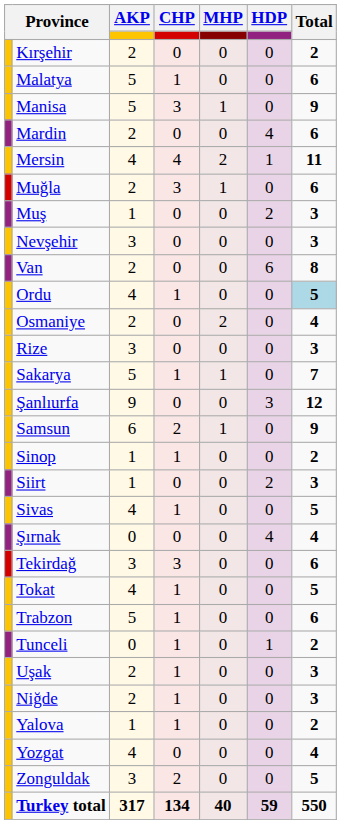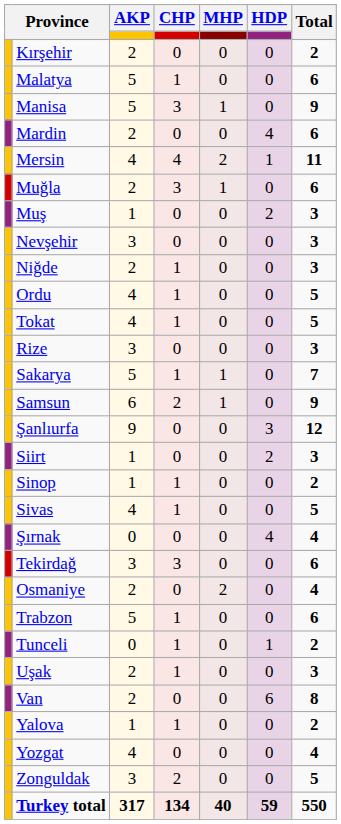rows swapped: (37, 698) <-> (29, 267)
(314, 294) lightblue background -> (314, 294) no background
rows swapped: (51, 321) <-> (35, 590)
rows swapped: (43, 429) <-> (47, 402)
rows swapped: (31, 483) <-> (36, 456)
